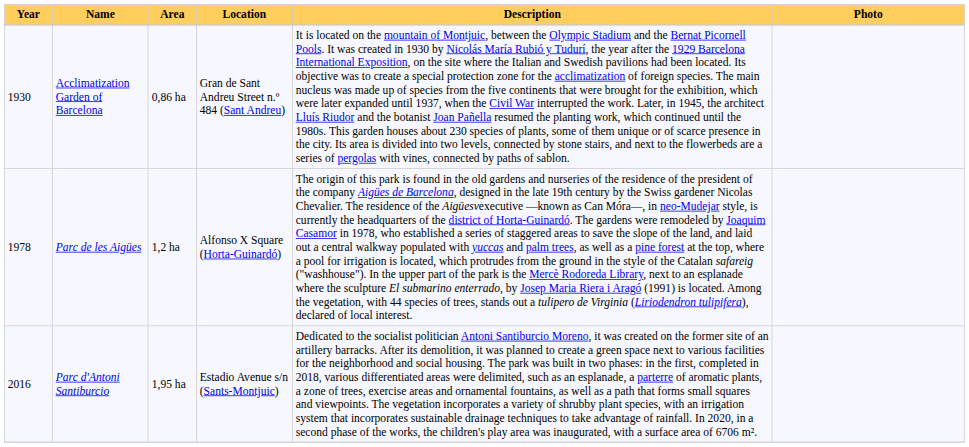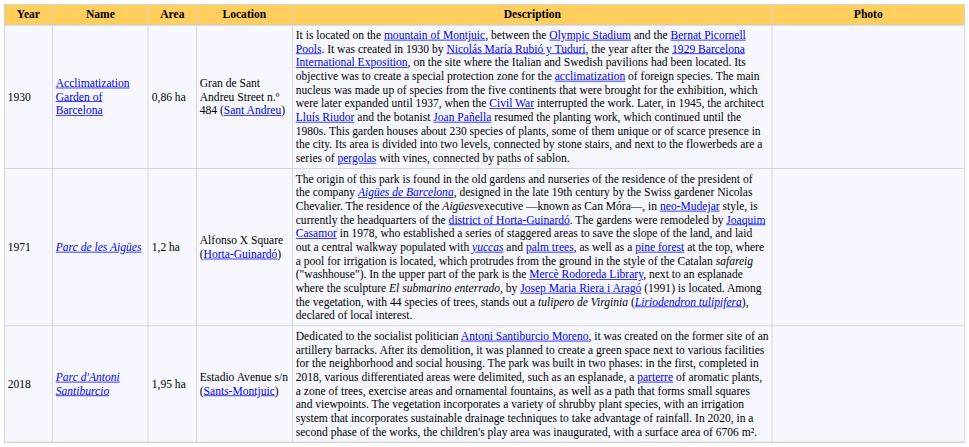(19, 247) 1978 -> (19, 247) 1971
(19, 384) 2016 -> (19, 384) 2018
